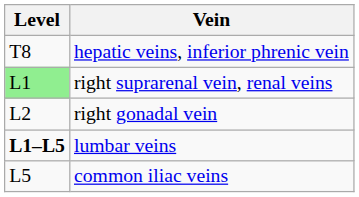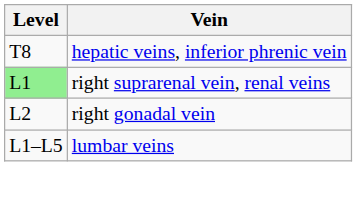(37, 144) bold -> (36, 144) normal
- row: (151, 176)
